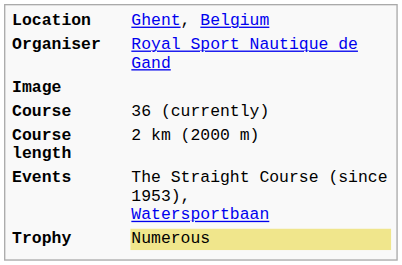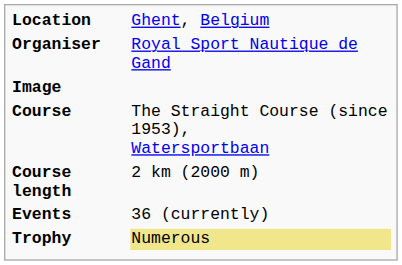(200, 112) 36 (currently) -> (259, 131) The Straight Course (since 1953), Watersportbaan
(259, 197) The Straight Course (since 1953), Watersportbaan -> (200, 216) 36 (currently)
